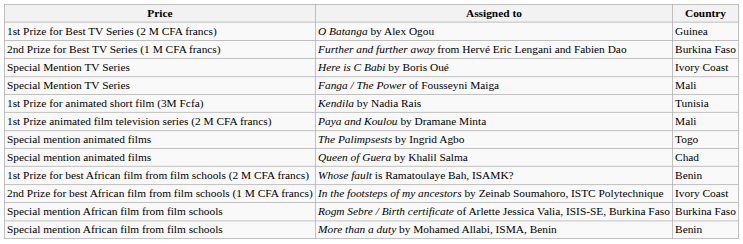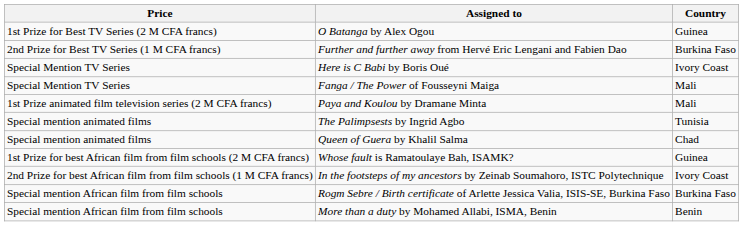- row: (370, 103)
(687, 139) Togo -> (692, 121) Tunisia
(689, 175) Benin -> (691, 157) Guinea
